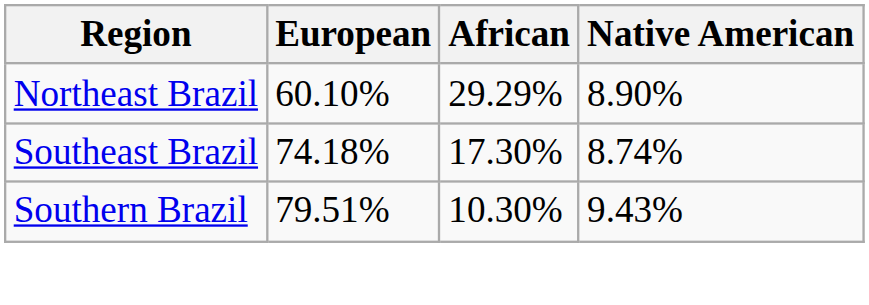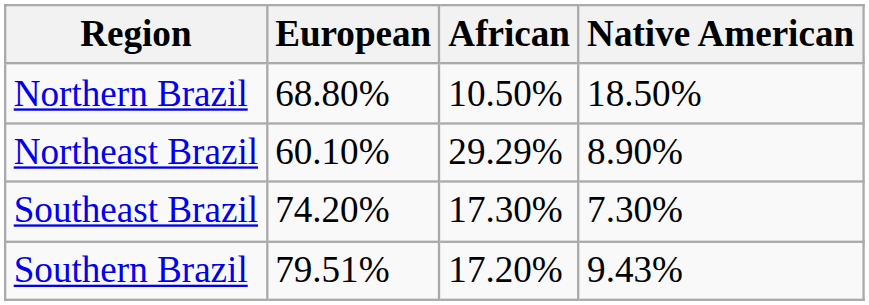+ row: (131, 92)
(332, 151) 74.18% -> (332, 210) 74.20%
(635, 151) 8.74% -> (635, 210) 7.30%
(506, 210) 10.30% -> (506, 269) 17.20%
